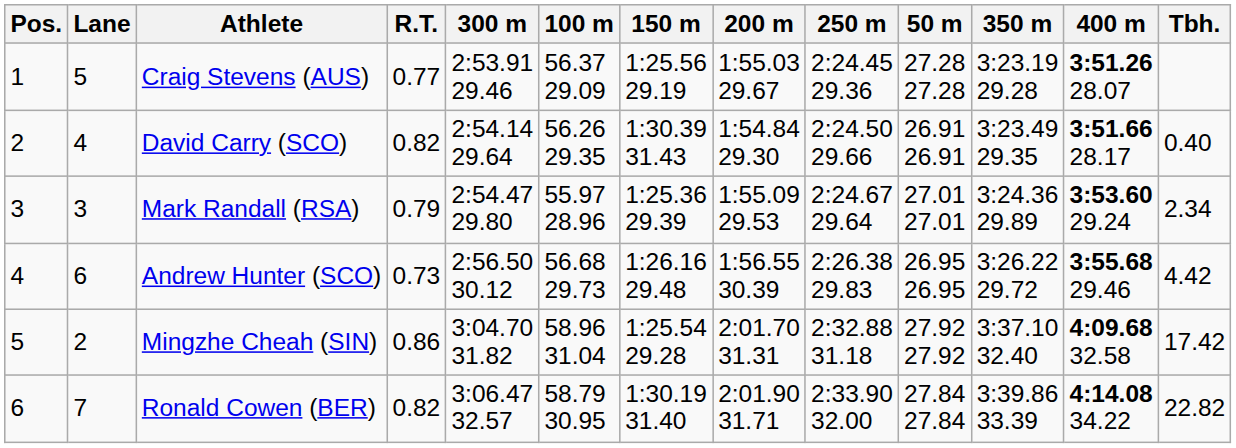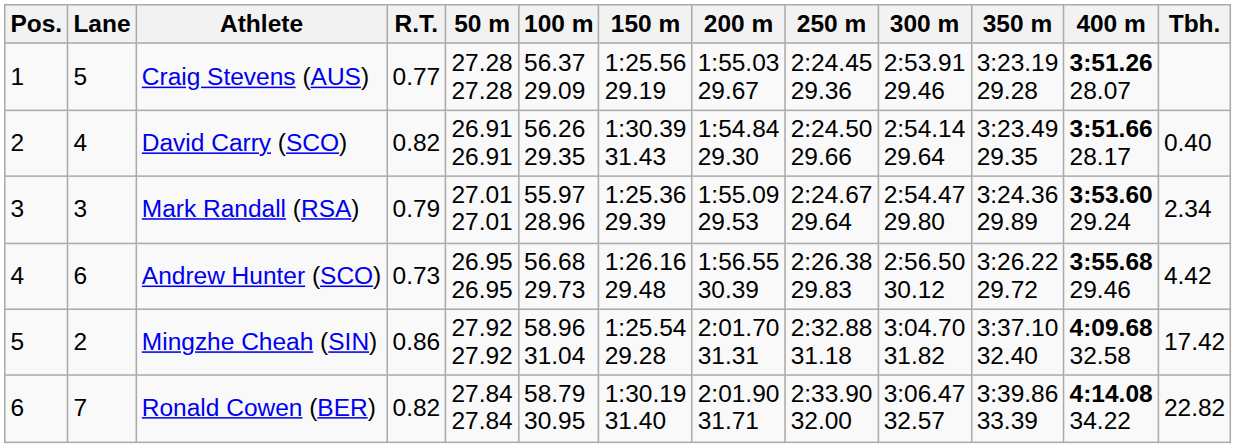columns swapped: (935, 23) <-> (492, 23)
